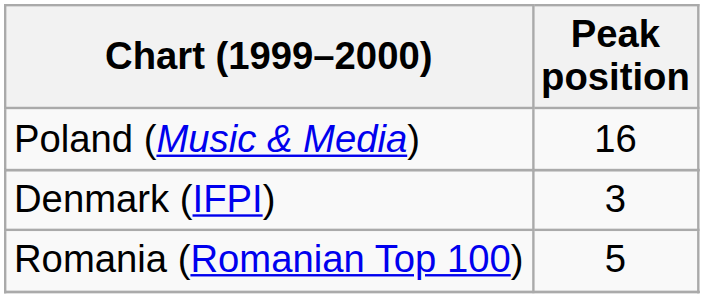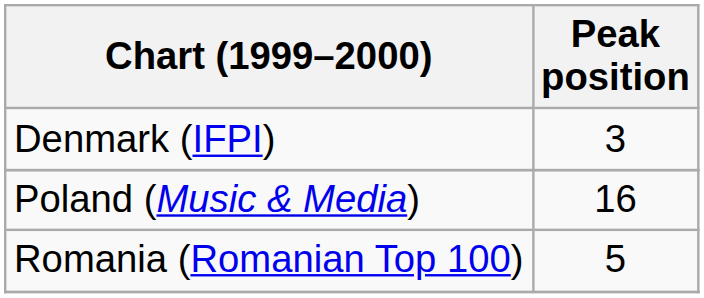rows swapped: (145, 199) <-> (217, 138)
